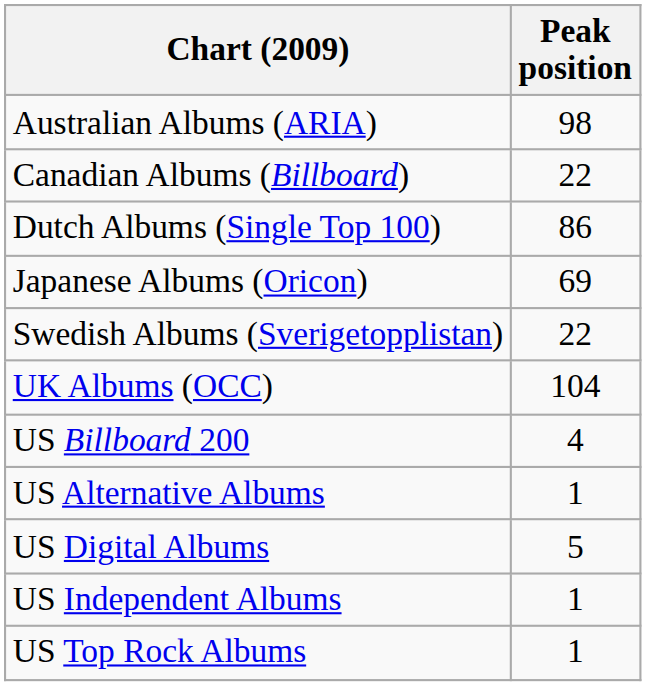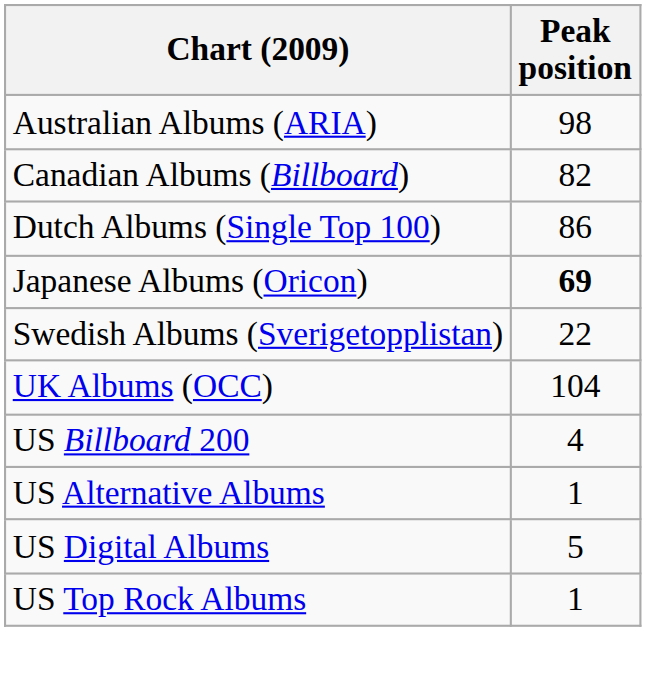(575, 174) 22 -> (575, 174) 82
(575, 280) normal -> (575, 280) bold
- row: (177, 598)
